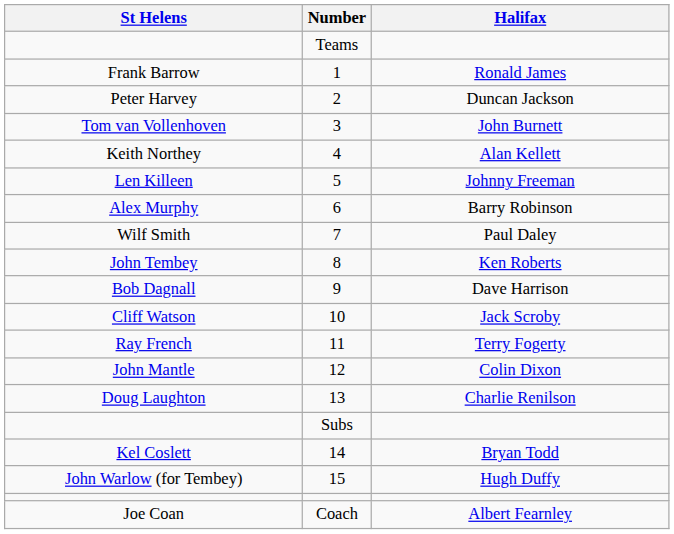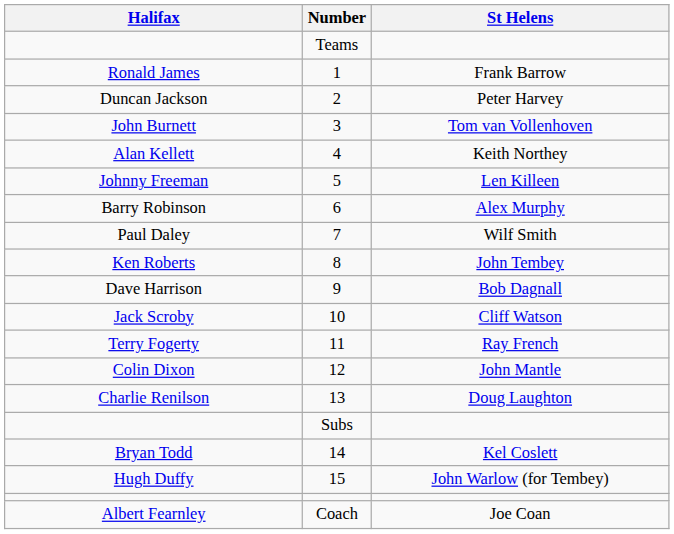columns swapped: (520, 17) <-> (154, 17)
